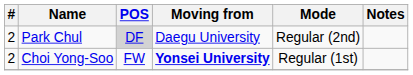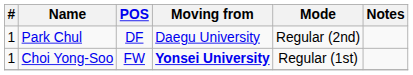(11, 37) 2 -> (11, 37) 1
(134, 37) lightgrey background -> (134, 37) no background
(11, 59) 2 -> (11, 59) 1
